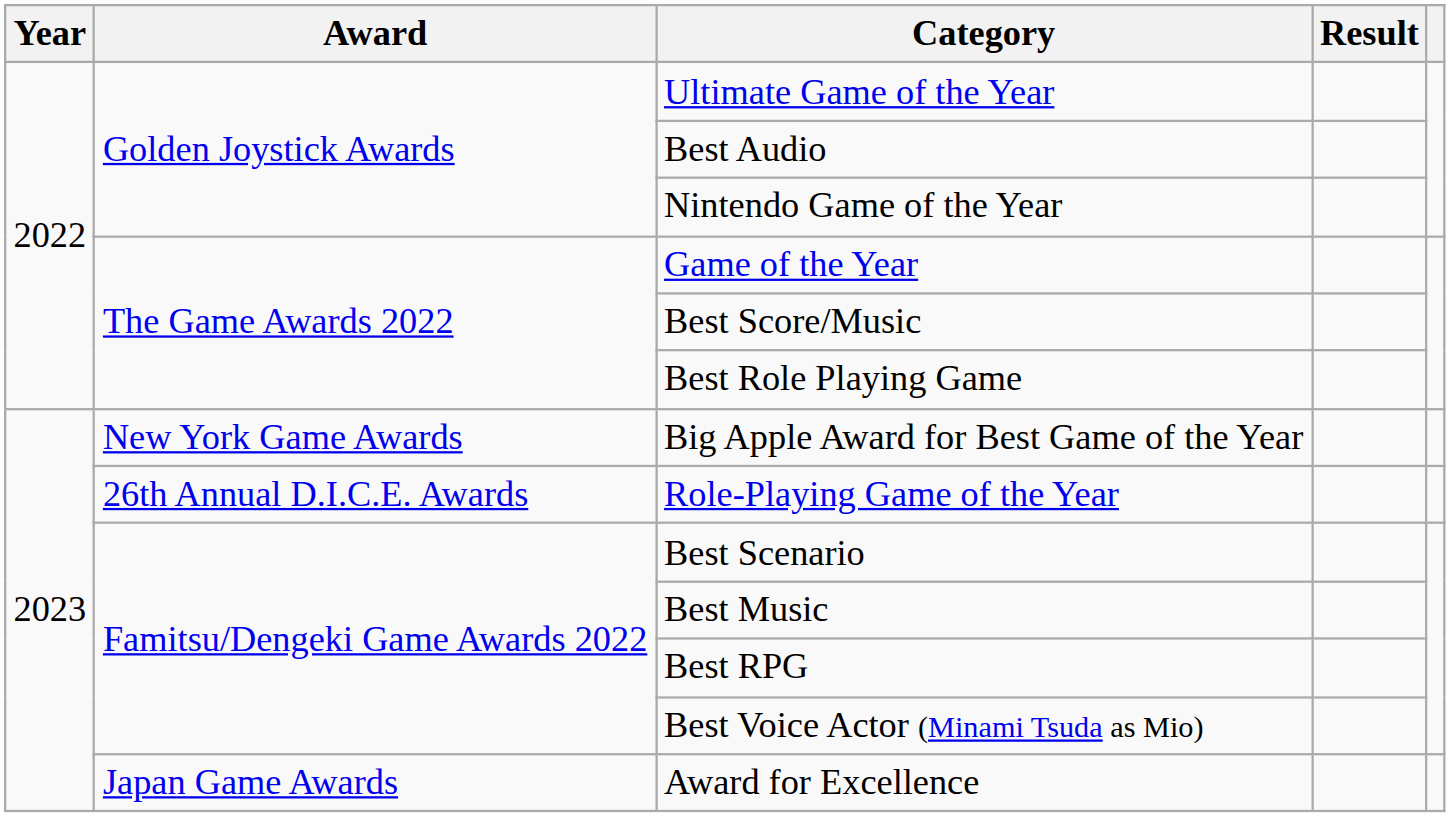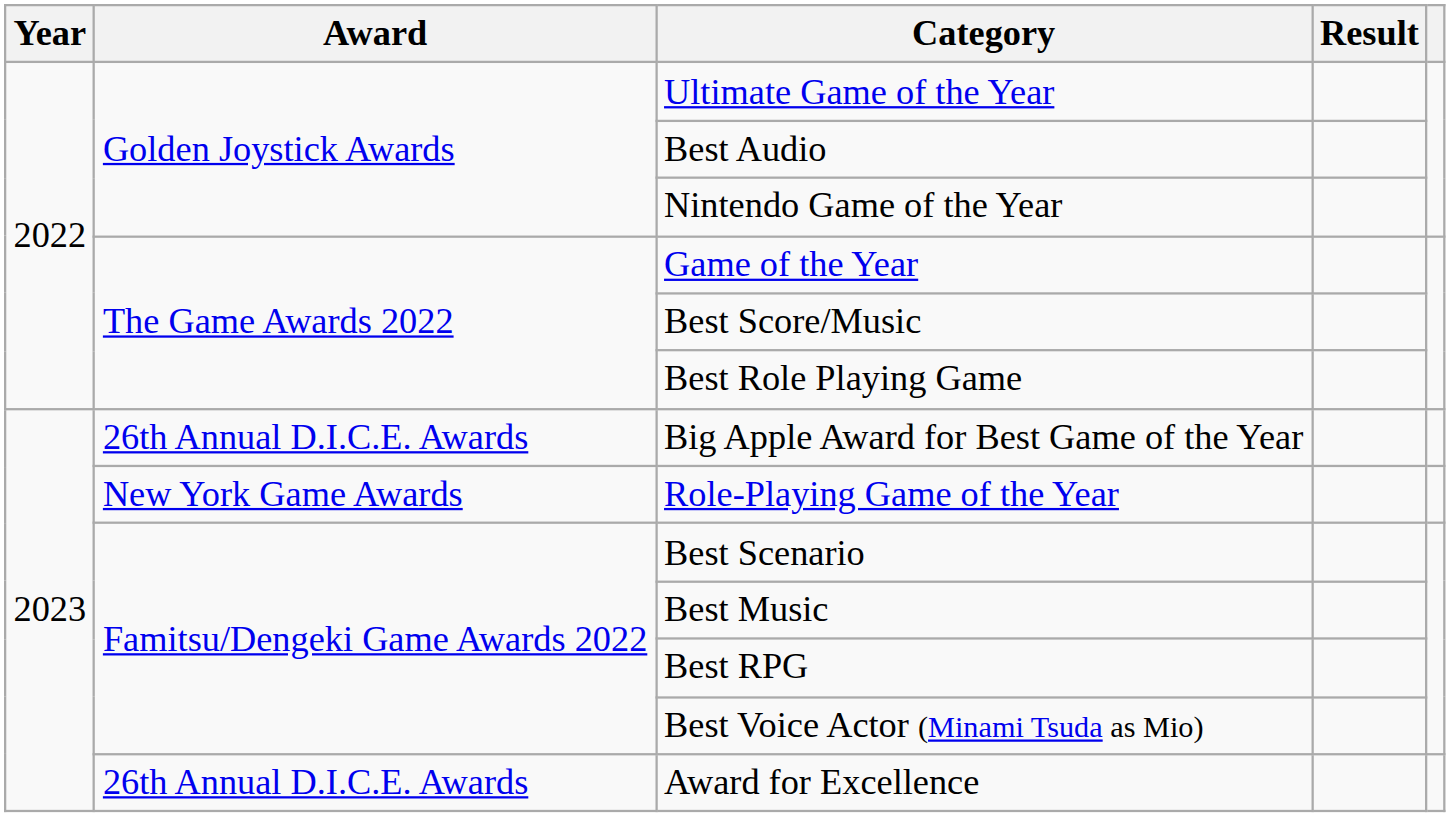(283, 436) New York Game Awards -> (316, 436) 26th Annual D.I.C.E. Awards
(316, 494) 26th Annual D.I.C.E. Awards -> (283, 494) New York Game Awards
(250, 782) Japan Game Awards -> (316, 782) 26th Annual D.I.C.E. Awards
